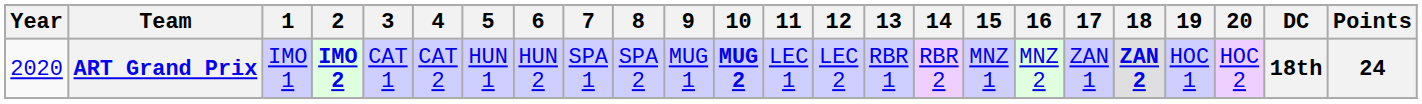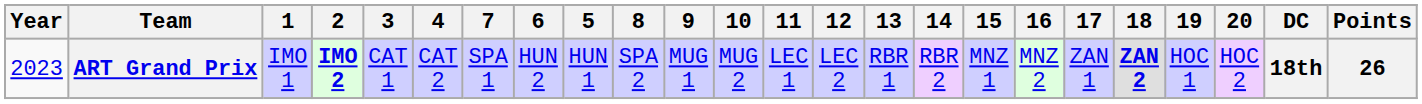columns swapped: (488, 22) <-> (588, 22)
(37, 69) 2020 -> (37, 69) 2023
(739, 69) bold -> (739, 69) normal
(1372, 69) 24 -> (1372, 69) 26
